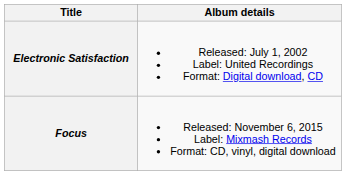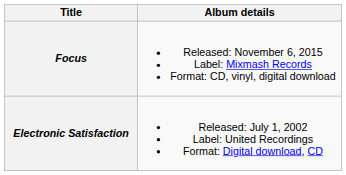rows swapped: (71, 58) <-> (71, 133)
